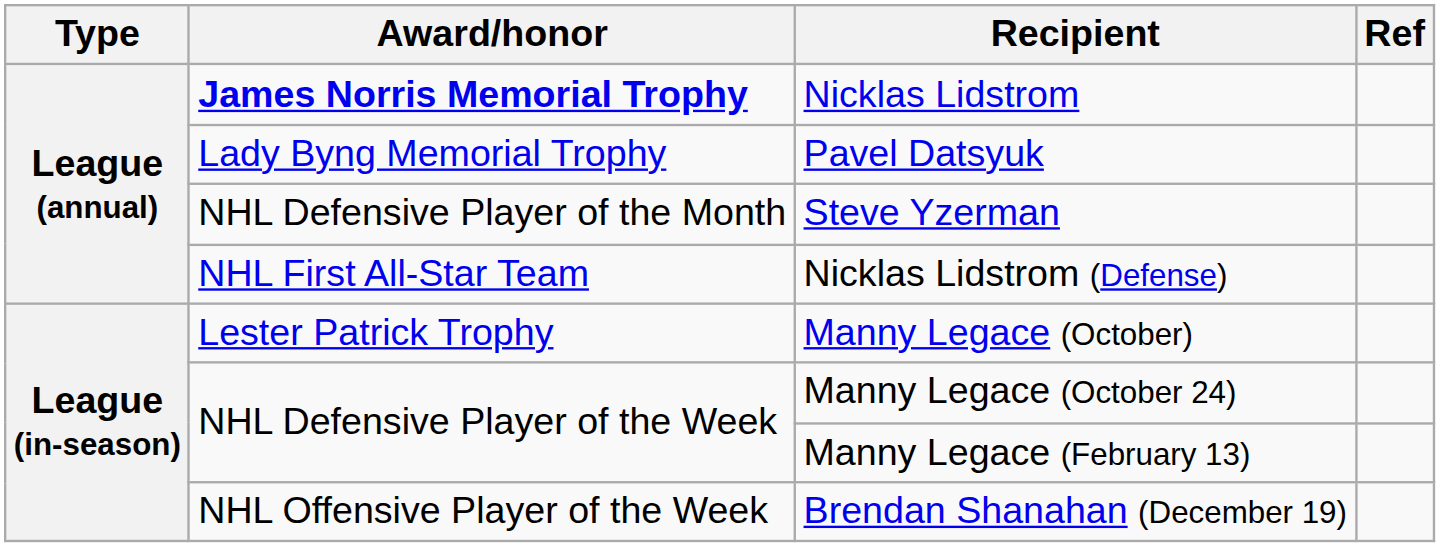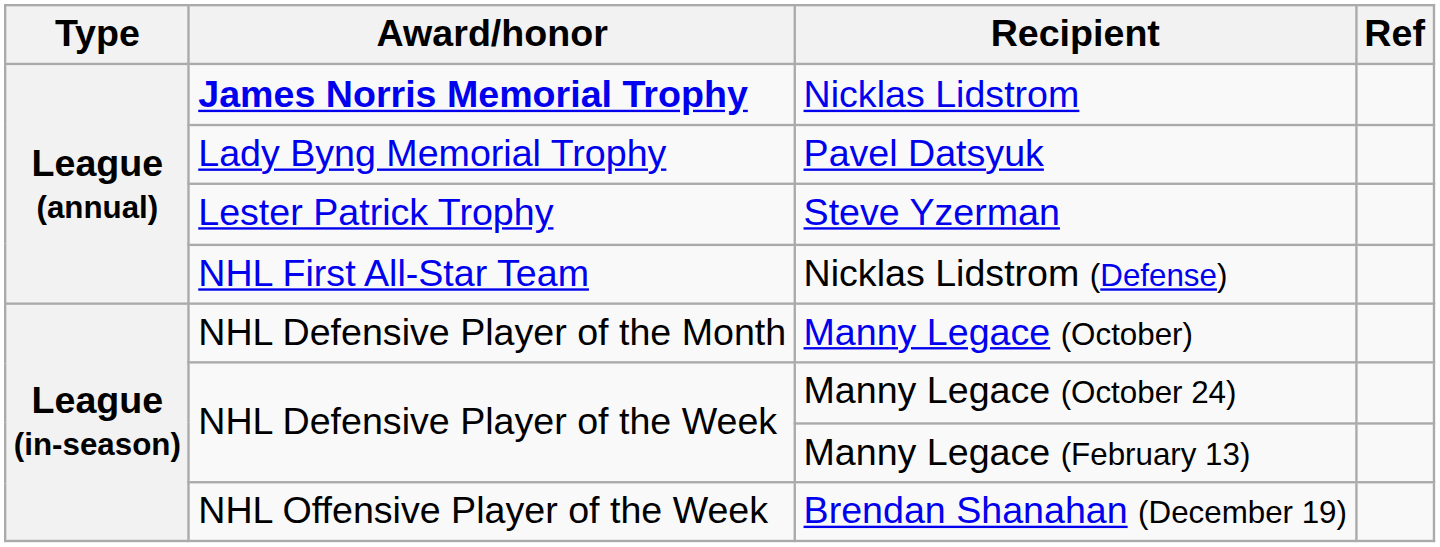(492, 213) NHL Defensive Player of the Month -> (376, 213) Lester Patrick Trophy
(376, 332) Lester Patrick Trophy -> (492, 332) NHL Defensive Player of the Month
